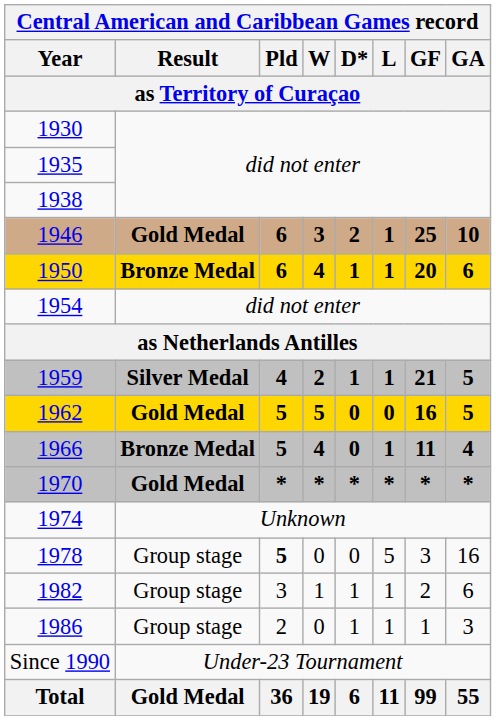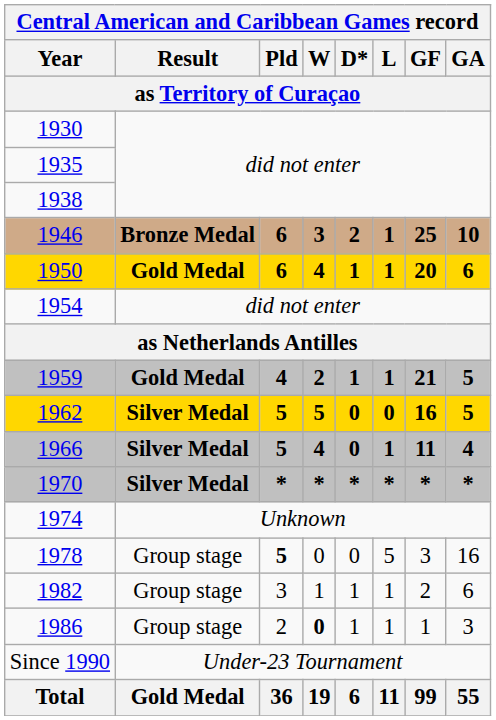(188, 235) Gold Medal -> (188, 235) Bronze Medal
(188, 270) Bronze Medal -> (188, 270) Gold Medal
(188, 377) Silver Medal -> (188, 377) Gold Medal
(188, 413) Gold Medal -> (188, 413) Silver Medal
(188, 448) Bronze Medal -> (188, 448) Silver Medal
(188, 484) Gold Medal -> (188, 484) Silver Medal
(319, 626) normal -> (319, 626) bold
